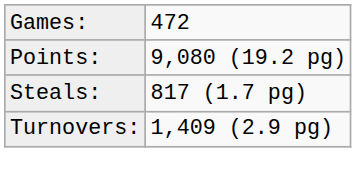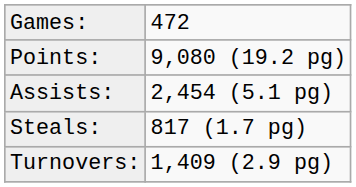+ row: (62, 93)
